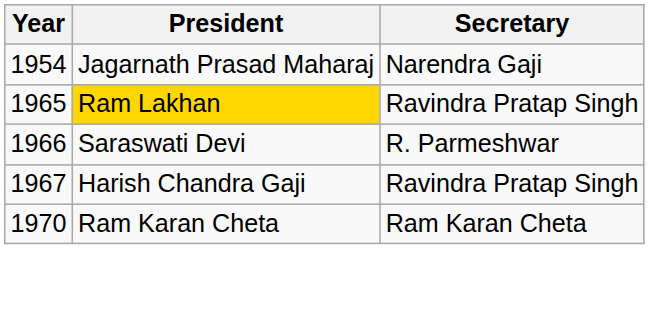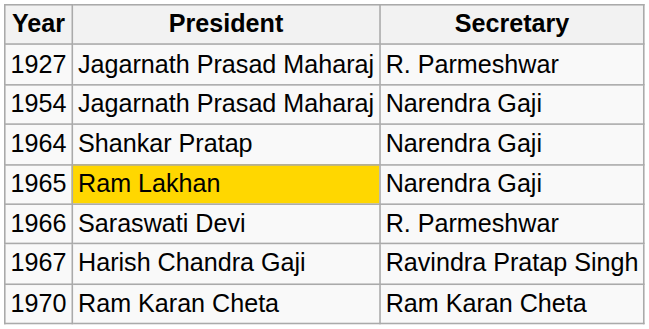+ row: (39, 64)
+ row: (39, 143)
(512, 104) Ravindra Pratap Singh -> (464, 183) Narendra Gaji
